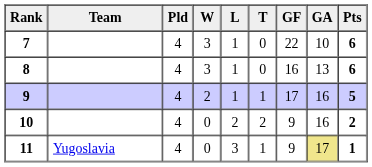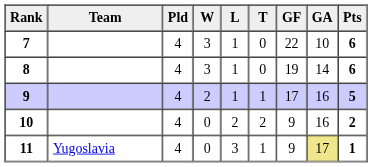(292, 70) 16 -> (292, 70) 19
(322, 70) 13 -> (322, 70) 14
